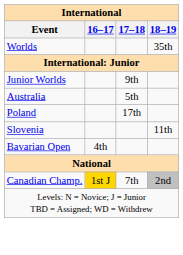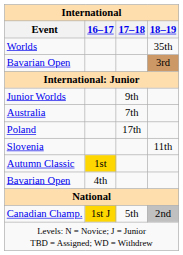+ row: (39, 63)
(132, 96) 5th -> (132, 113) 7th
+ row: (41, 163)
(132, 180) 7th -> (132, 213) 5th
